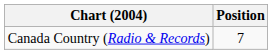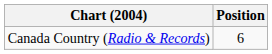(240, 37) 7 -> (240, 37) 6
